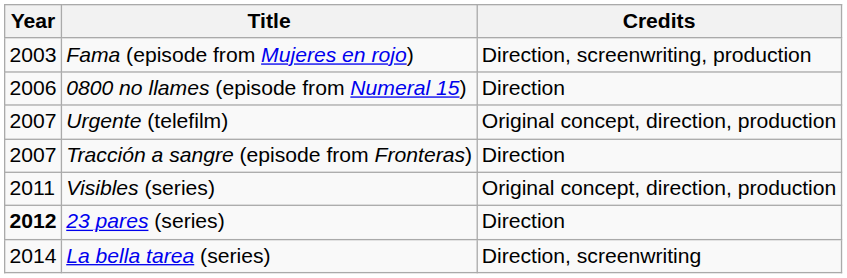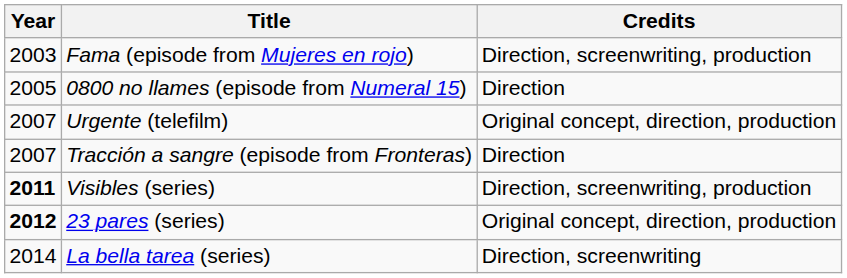(33, 88) 2006 -> (33, 88) 2005
(32, 188) normal -> (32, 188) bold
(659, 188) Original concept, direction, production -> (647, 188) Direction, screenwriting, production
(523, 222) Direction -> (659, 222) Original concept, direction, production
